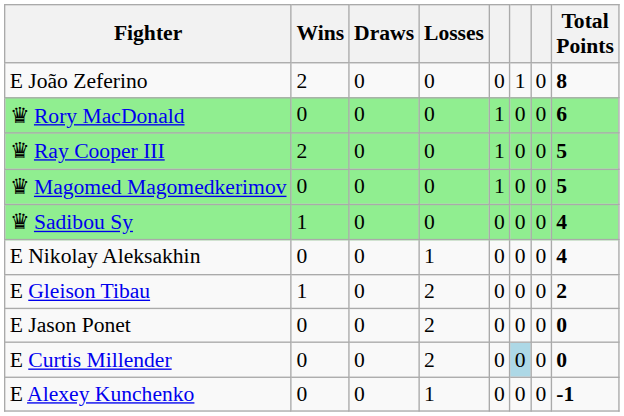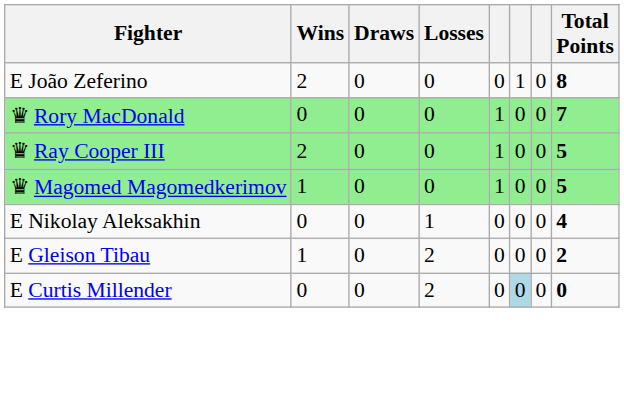(562, 115) 6 -> (562, 115) 7
(302, 186) 0 -> (302, 186) 1
- row: (71, 222)
- row: (70, 325)
- row: (102, 393)
